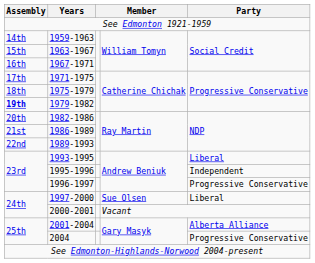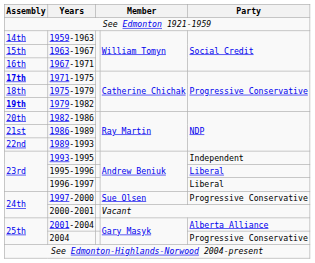(16, 78) normal -> (16, 78) bold
(207, 158) Liberal -> (217, 158) Independent
(217, 171) Independent -> (207, 171) Liberal
(249, 185) Progressive Conservative -> (207, 185) Liberal
(207, 198) Liberal -> (249, 198) Progressive Conservative
